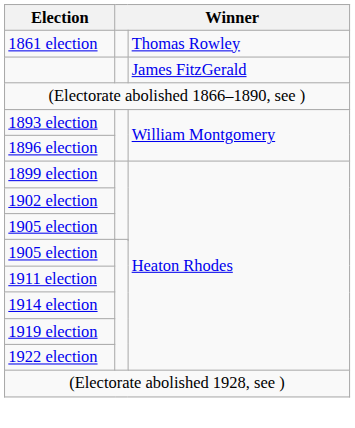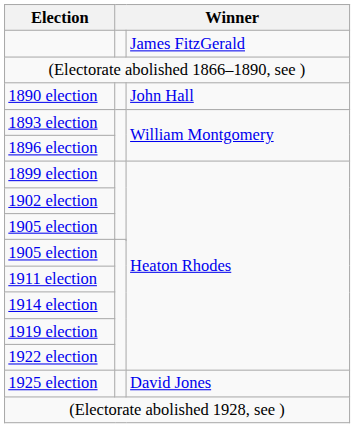- row: (53, 43)
+ row: (53, 95)
+ row: (53, 383)
